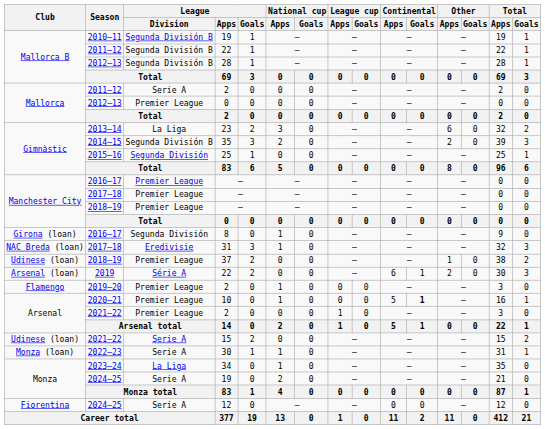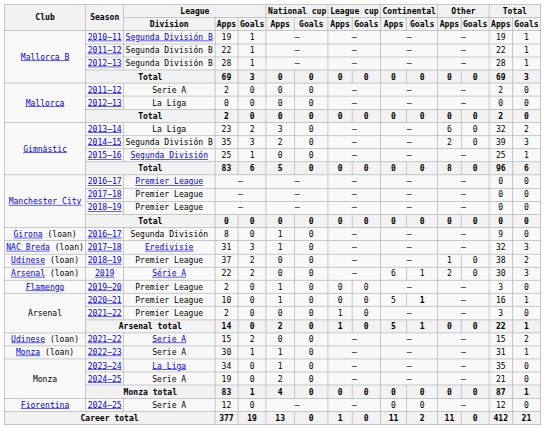(169, 103) Premier League -> (169, 103) La Liga
